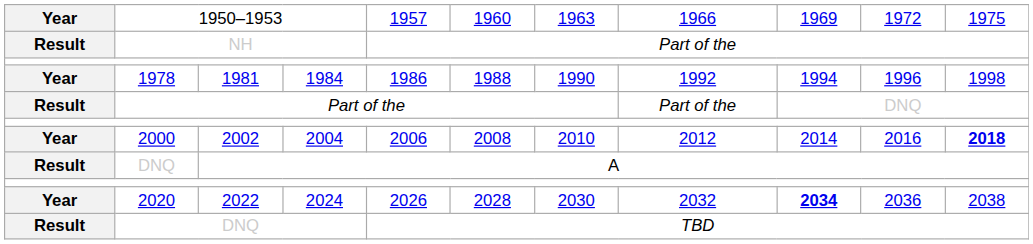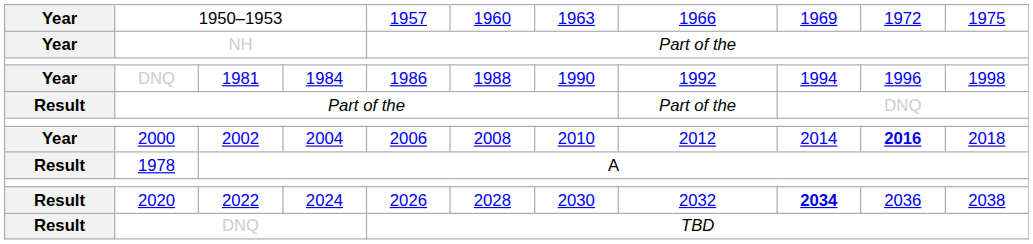(60, 45) Result -> (60, 45) Year
(156, 79) 1978 -> (156, 79) DNQ
(903, 139) normal -> (903, 139) bold
(987, 139) bold -> (987, 139) normal
(156, 166) DNQ -> (156, 166) 1978
(60, 200) Year -> (60, 200) Result
